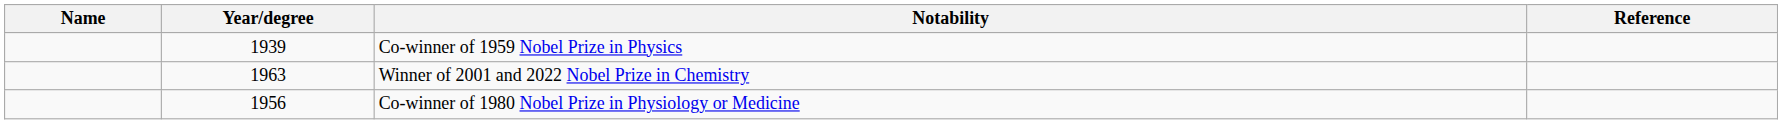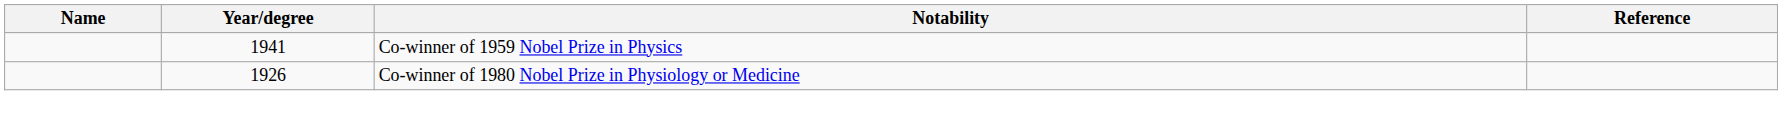(268, 47) 1939 -> (268, 47) 1941
- row: (564, 75)
(268, 103) 1956 -> (268, 75) 1926
